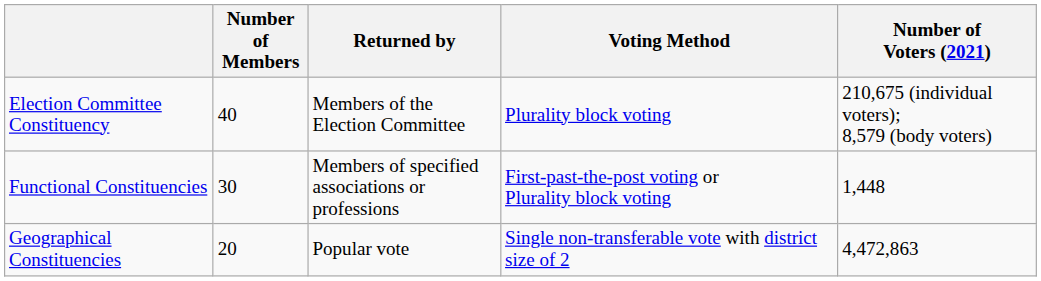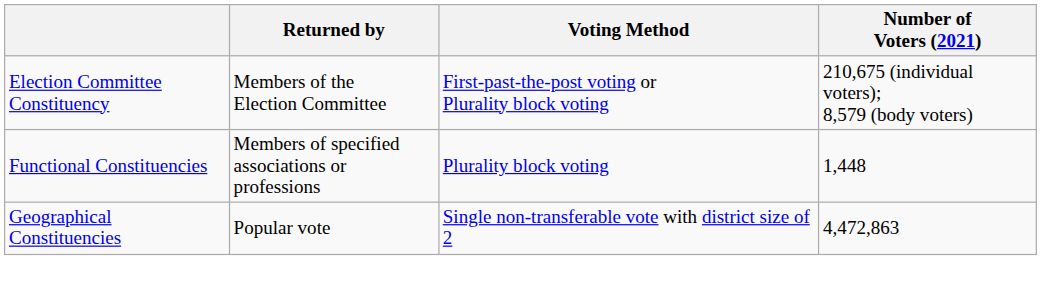- column: (261, 41)
(588, 114) Plurality block voting -> (550, 92) First-past-the-post voting or Plurality block voting
(612, 187) First-past-the-post voting or Plurality block voting -> (526, 165) Plurality block voting
